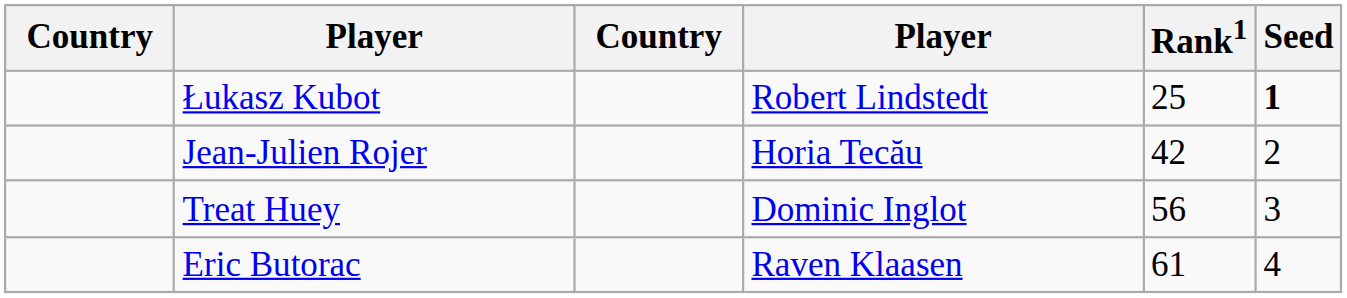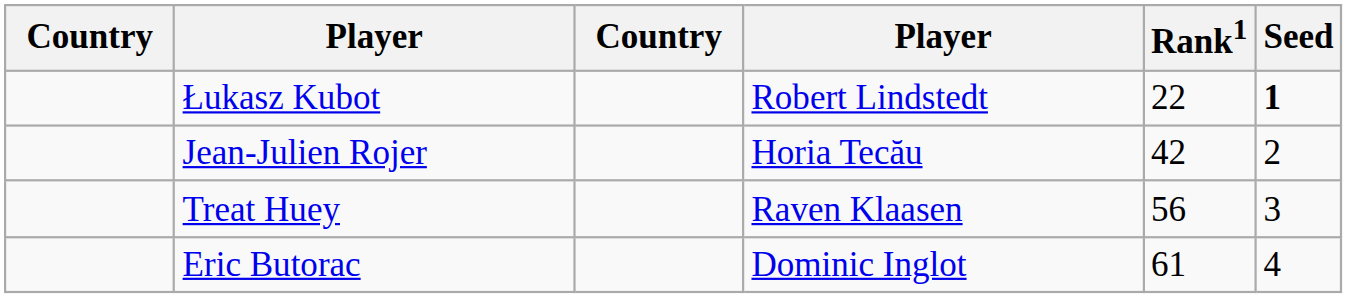(1168, 97) 25 -> (1168, 97) 22
(859, 208) Dominic Inglot -> (857, 208) Raven Klaasen
(857, 264) Raven Klaasen -> (859, 264) Dominic Inglot
